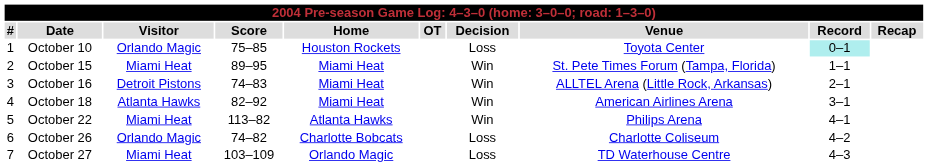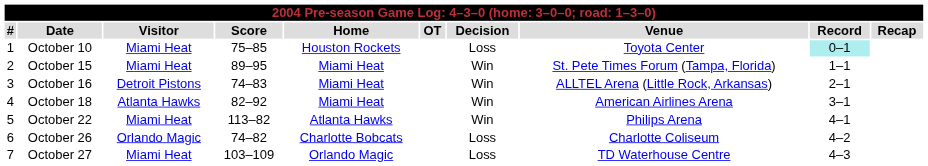(159, 48) Orlando Magic -> (159, 48) Miami Heat
